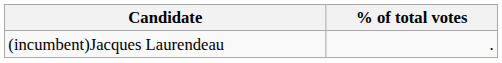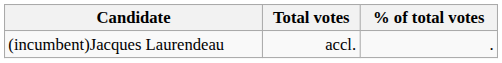+ column: (311, 17)
